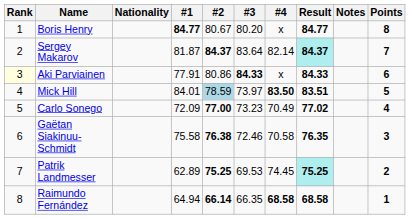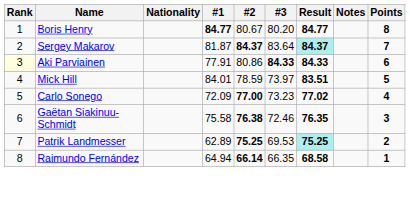- column: (281, 12)
(218, 91) lightblue background -> (250, 79) no background
